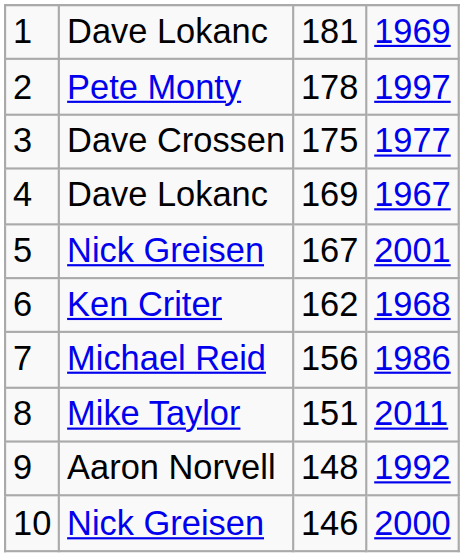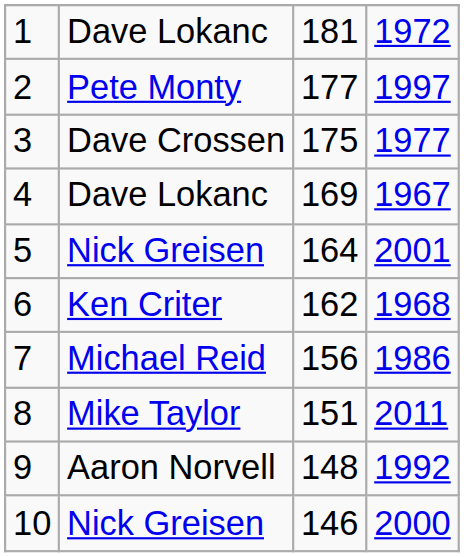(412, 31) 1969 -> (412, 31) 1972
(330, 86) 178 -> (330, 86) 177
(330, 250) 167 -> (330, 250) 164
